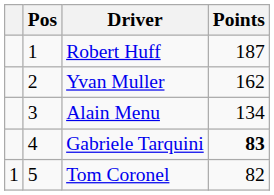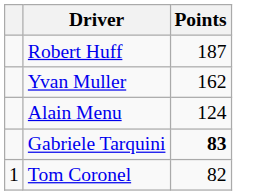- column: (43, 19)
(250, 112) 134 -> (212, 112) 124
